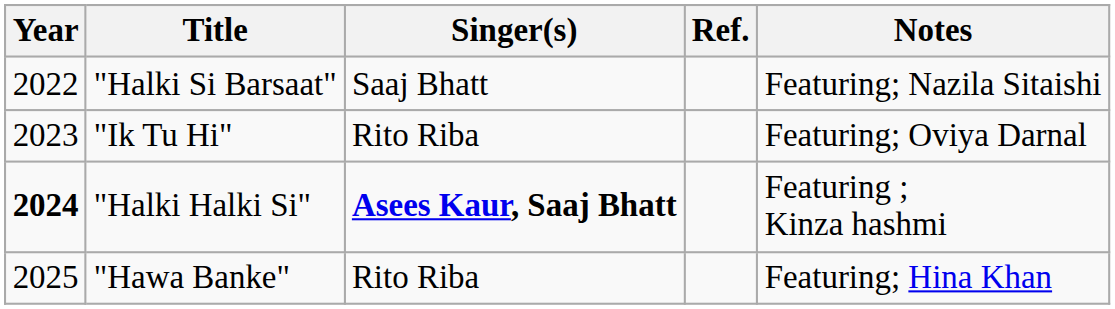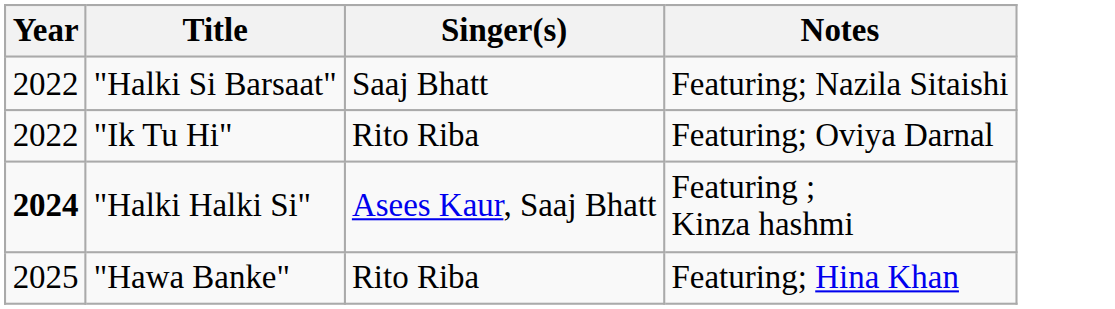- column: (721, 30)
(46, 135) 2023 -> (46, 135) 2022
(514, 205) bold -> (504, 205) normal
